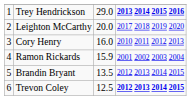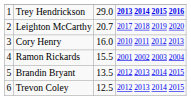(105, 27) 20.0 -> (105, 27) 20.7
(105, 57) 15.9 -> (105, 57) 15.5
(151, 88) bold -> (151, 88) normal
